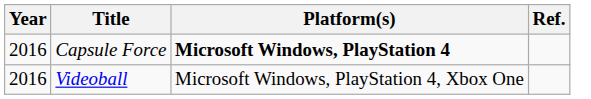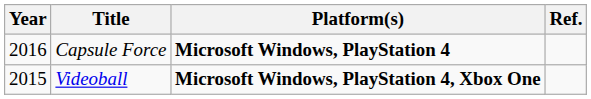(28, 79) 2016 -> (28, 79) 2015
(349, 79) normal -> (358, 79) bold
